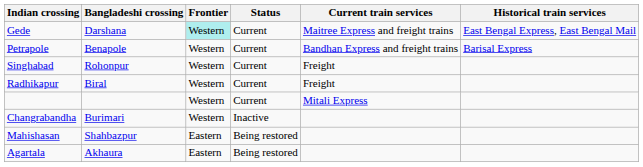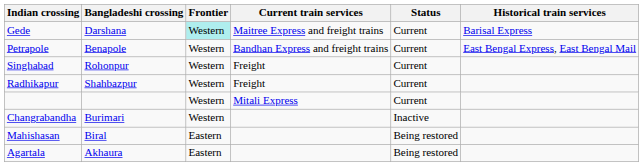columns swapped: (266, 13) <-> (381, 13)
(550, 30) East Bengal Express, East Bengal Mail -> (498, 30) Barisal Express
(498, 48) Barisal Express -> (550, 48) East Bengal Express, East Bengal Mail
(96, 83) Biral -> (111, 83) Shahbazpur
(111, 135) Shahbazpur -> (96, 135) Biral
